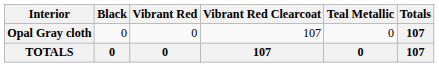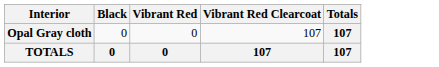- column: (360, 14)
